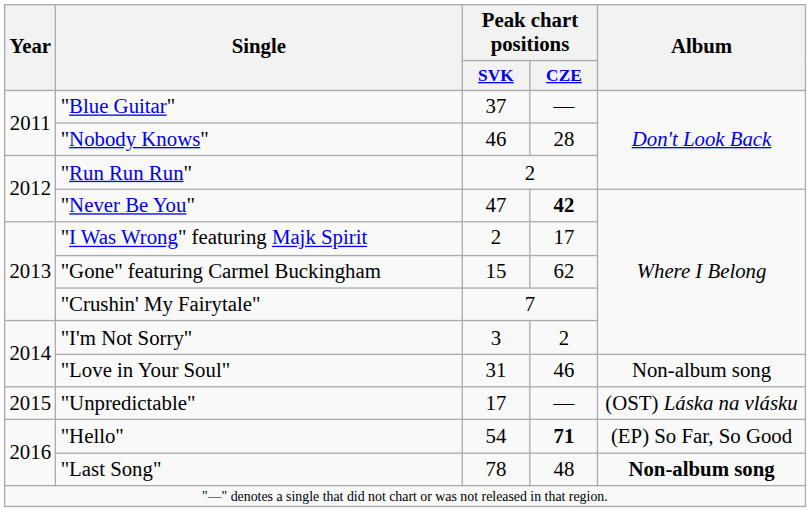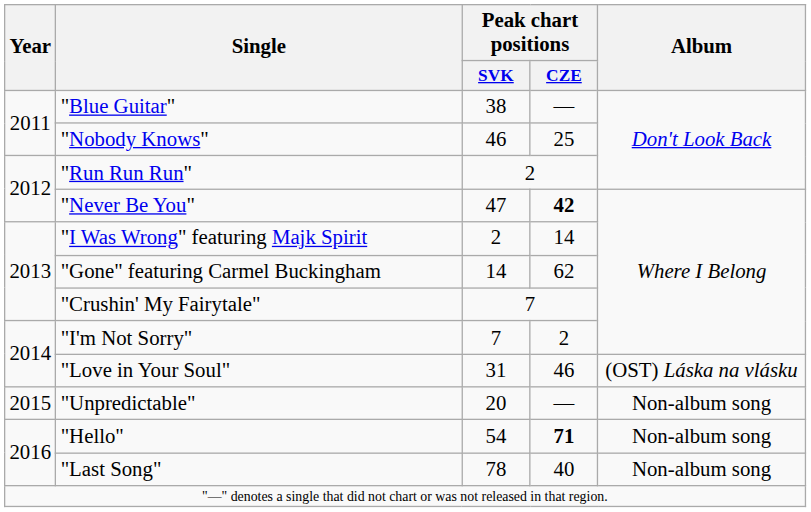(496, 106) 37 -> (496, 106) 38
(564, 139) 28 -> (564, 139) 25
(564, 238) 17 -> (564, 238) 14
(496, 271) 15 -> (496, 271) 14
(496, 337) 3 -> (496, 337) 7
(702, 370) Non-album song -> (702, 370) (OST) Láska na vlásku
(496, 403) 17 -> (496, 403) 20
(702, 403) (OST) Láska na vlásku -> (702, 403) Non-album song
(702, 436) (EP) So Far, So Good -> (702, 436) Non-album song
(564, 469) 48 -> (564, 469) 40
(702, 469) bold -> (702, 469) normal
